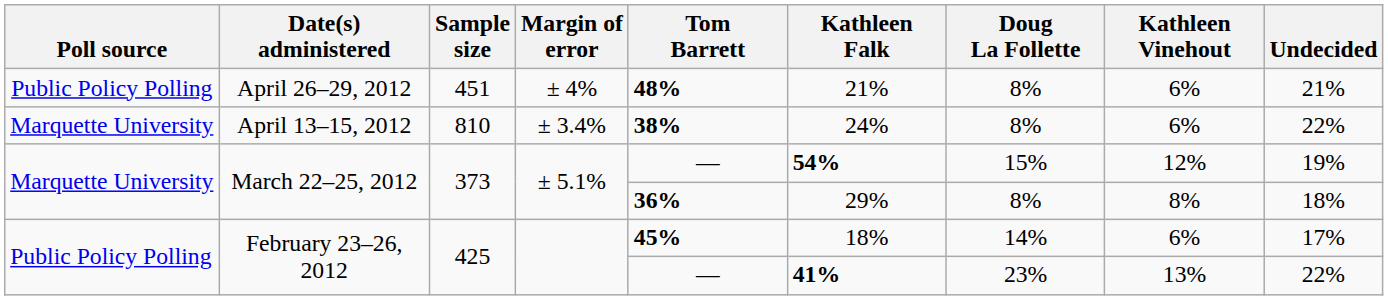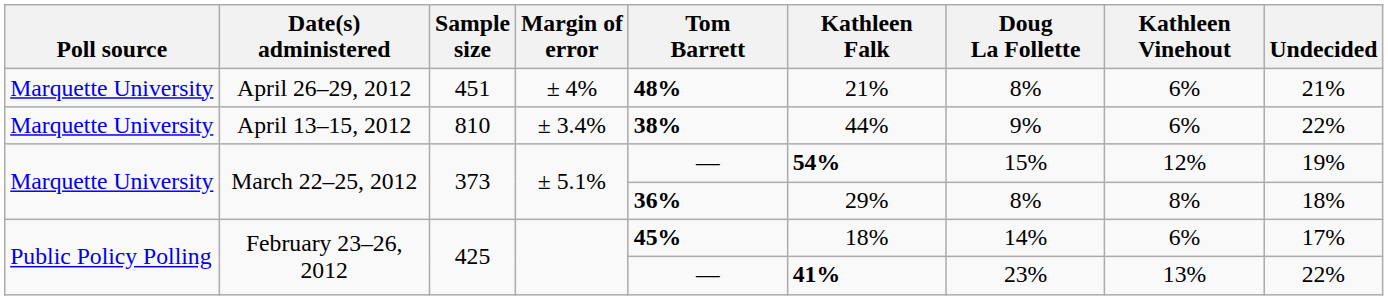(112, 87) Public Policy Polling -> (112, 87) Marquette University
(867, 125) 24% -> (867, 125) 44%
(1026, 125) 8% -> (1026, 125) 9%
